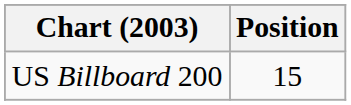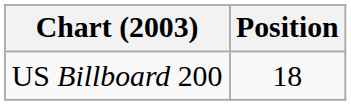(287, 75) 15 -> (287, 75) 18
